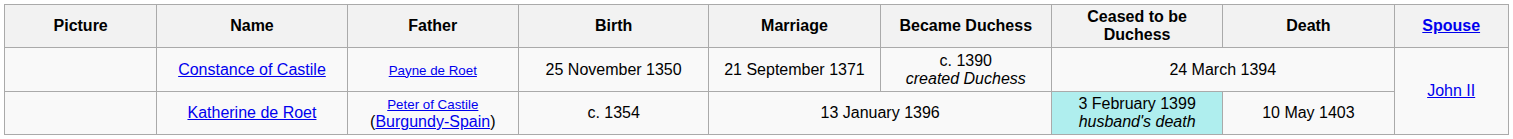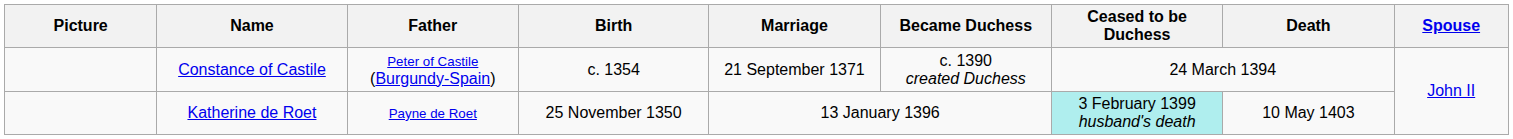(433, 70) Payne de Roet -> (433, 70) Peter of Castile (Burgundy-Spain)
(614, 69) 25 November 1350 -> (614, 69) c. 1354
(433, 113) Peter of Castile (Burgundy-Spain) -> (433, 113) Payne de Roet
(614, 112) c. 1354 -> (614, 112) 25 November 1350
